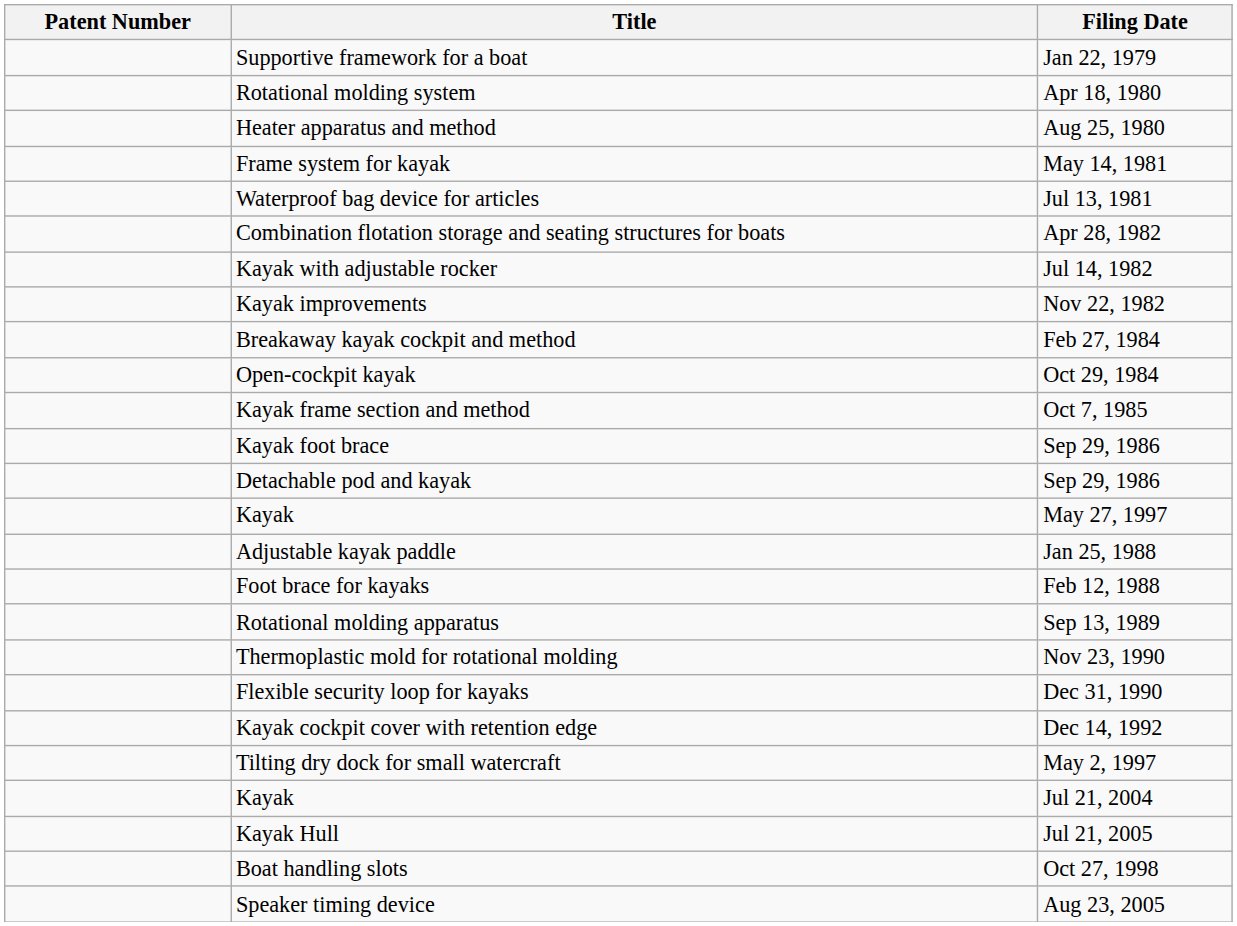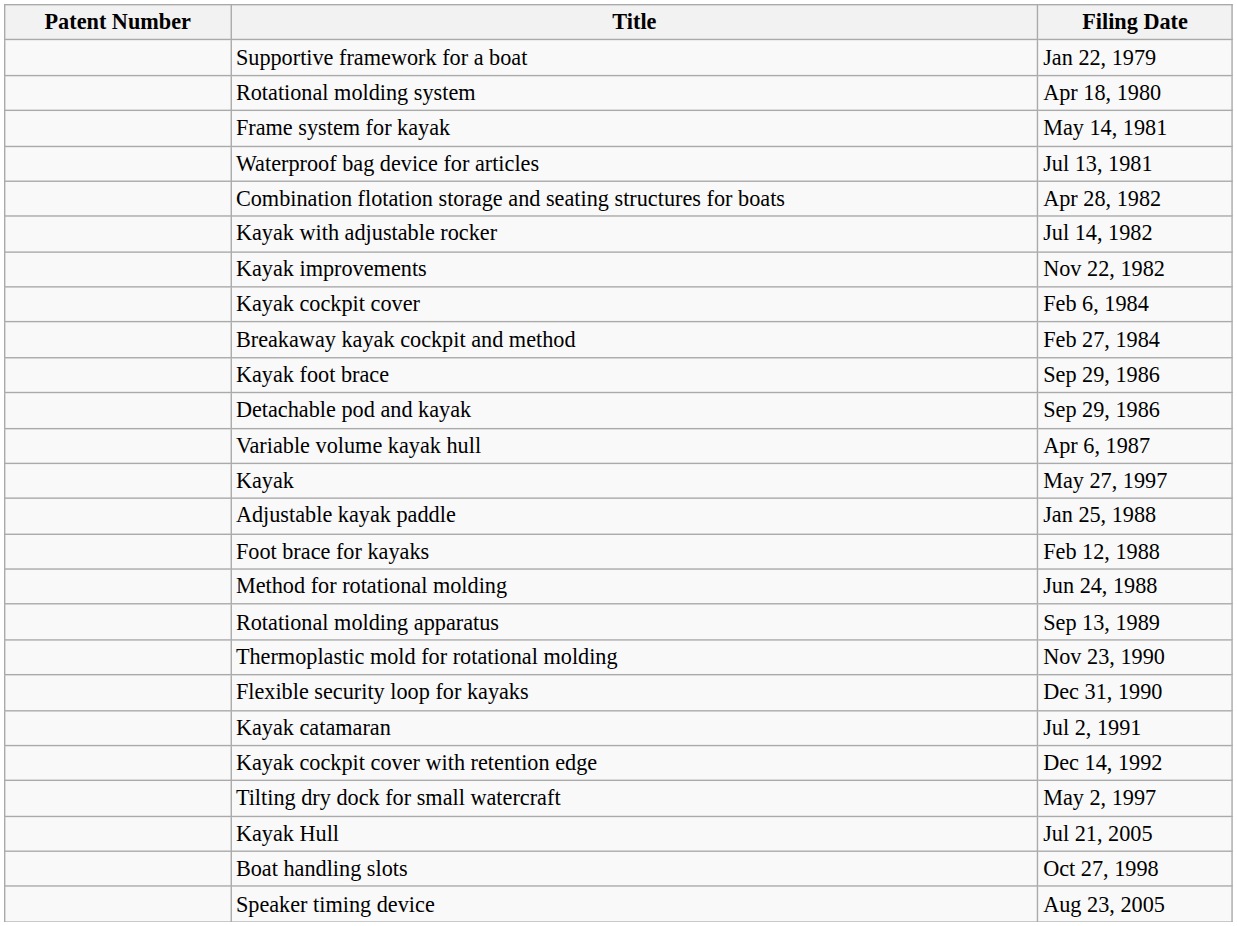- row: (366, 127)
+ row: (328, 304)
- row: (326, 374)
- row: (383, 410)
+ row: (358, 445)
+ row: (371, 586)
+ row: (313, 727)
- row: (265, 798)
